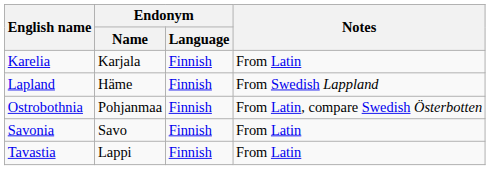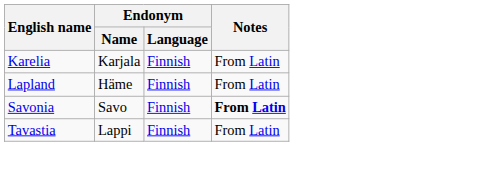(307, 84) From Swedish Lappland -> (247, 84) From Latin
- row: (45, 107)
(269, 130) normal -> (250, 107) bold
